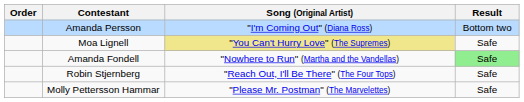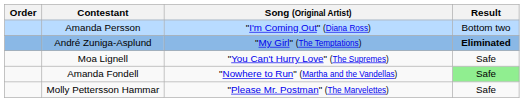+ row: (103, 43)
(310, 43) khaki background -> (308, 59) no background
- row: (103, 74)
